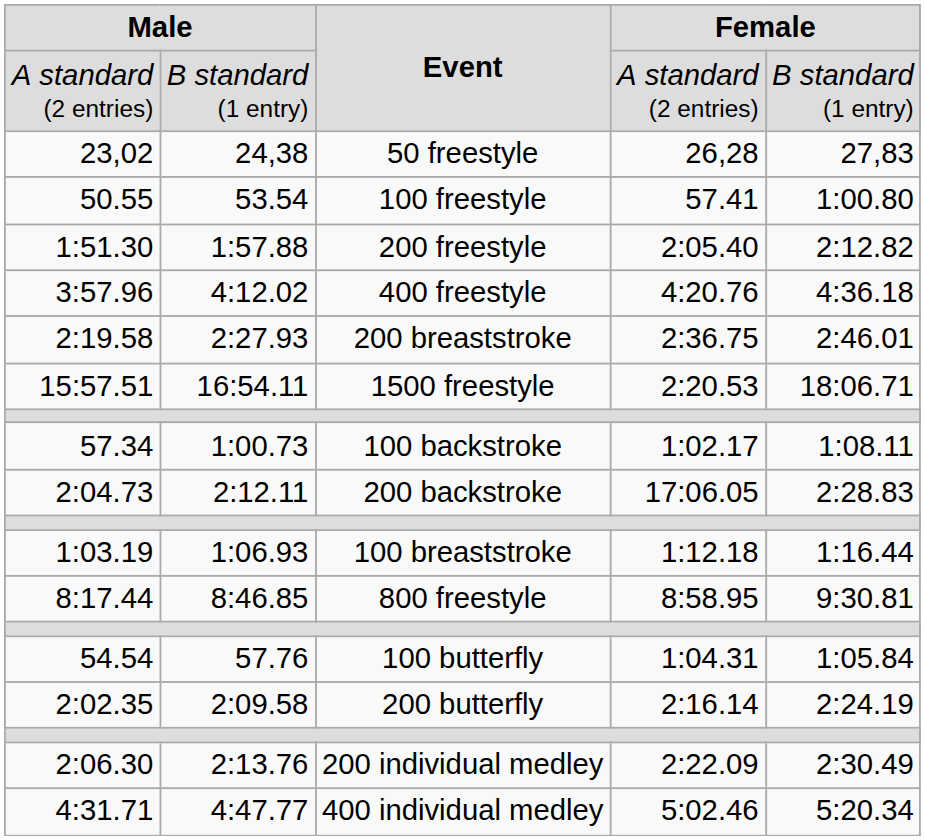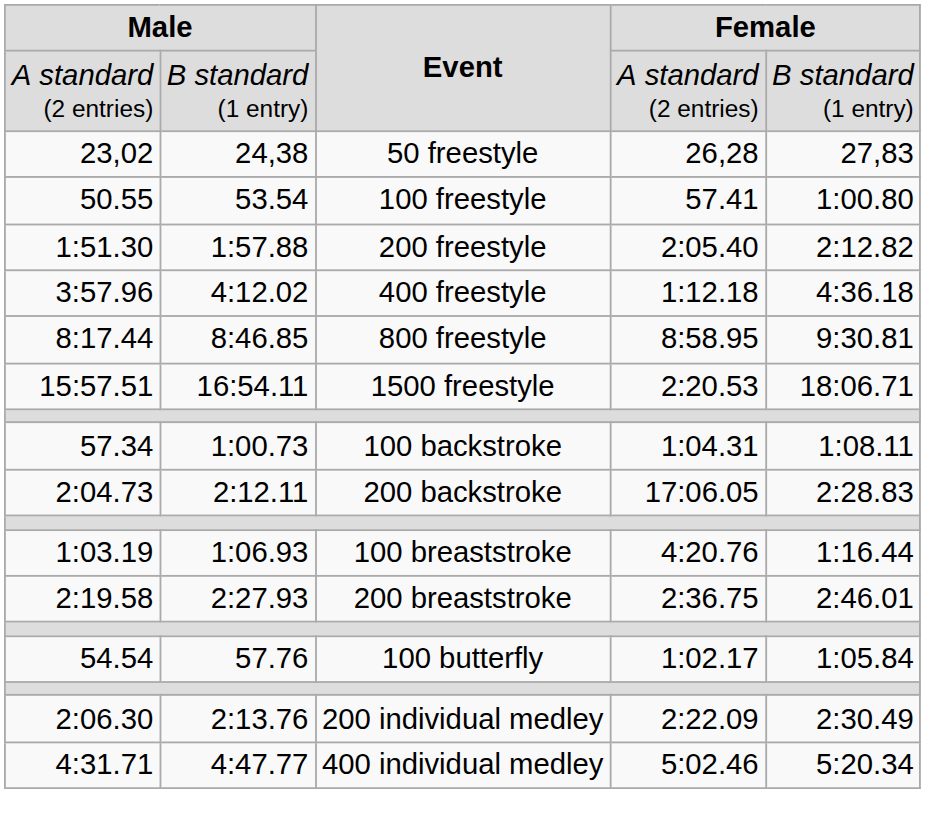(710, 292) 4:20.76 -> (710, 292) 1:12.18
rows swapped: (104, 598) <-> (104, 339)
(710, 445) 1:02.17 -> (710, 445) 1:04.31
(710, 552) 1:12.18 -> (710, 552) 4:20.76
(710, 658) 1:04.31 -> (710, 658) 1:02.17
- row: (104, 704)
